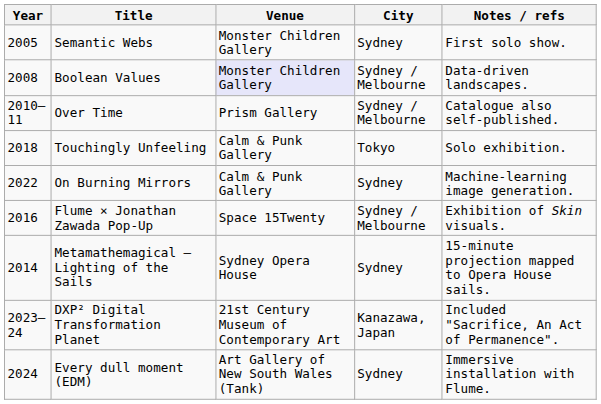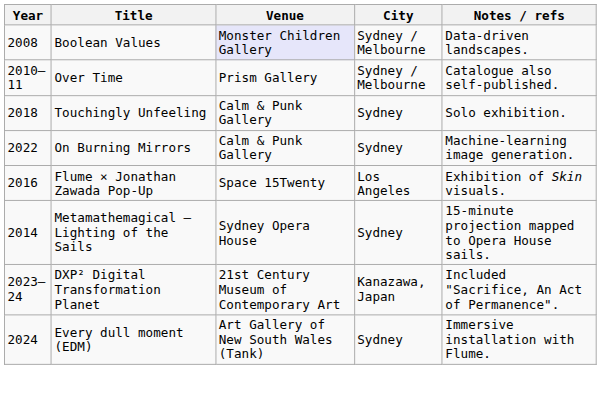- row: (104, 43)
(376, 148) Tokyo -> (380, 113) Sydney
(391, 218) Sydney / Melbourne -> (384, 183) Los Angeles
